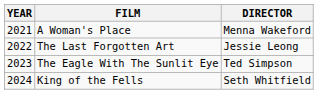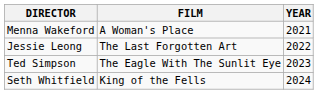columns swapped: (19, 13) <-> (267, 13)
